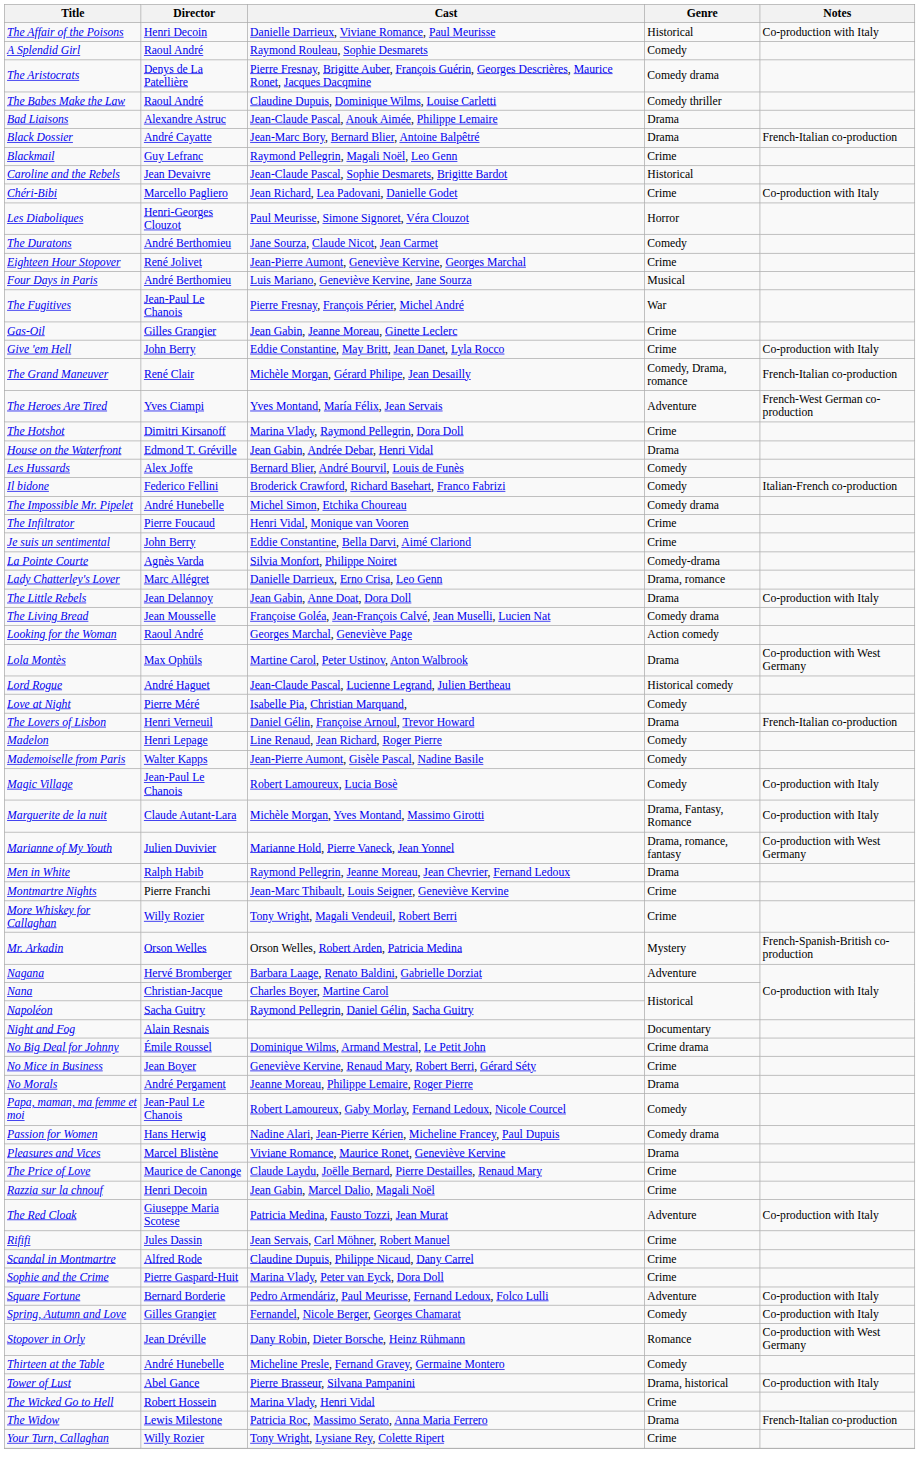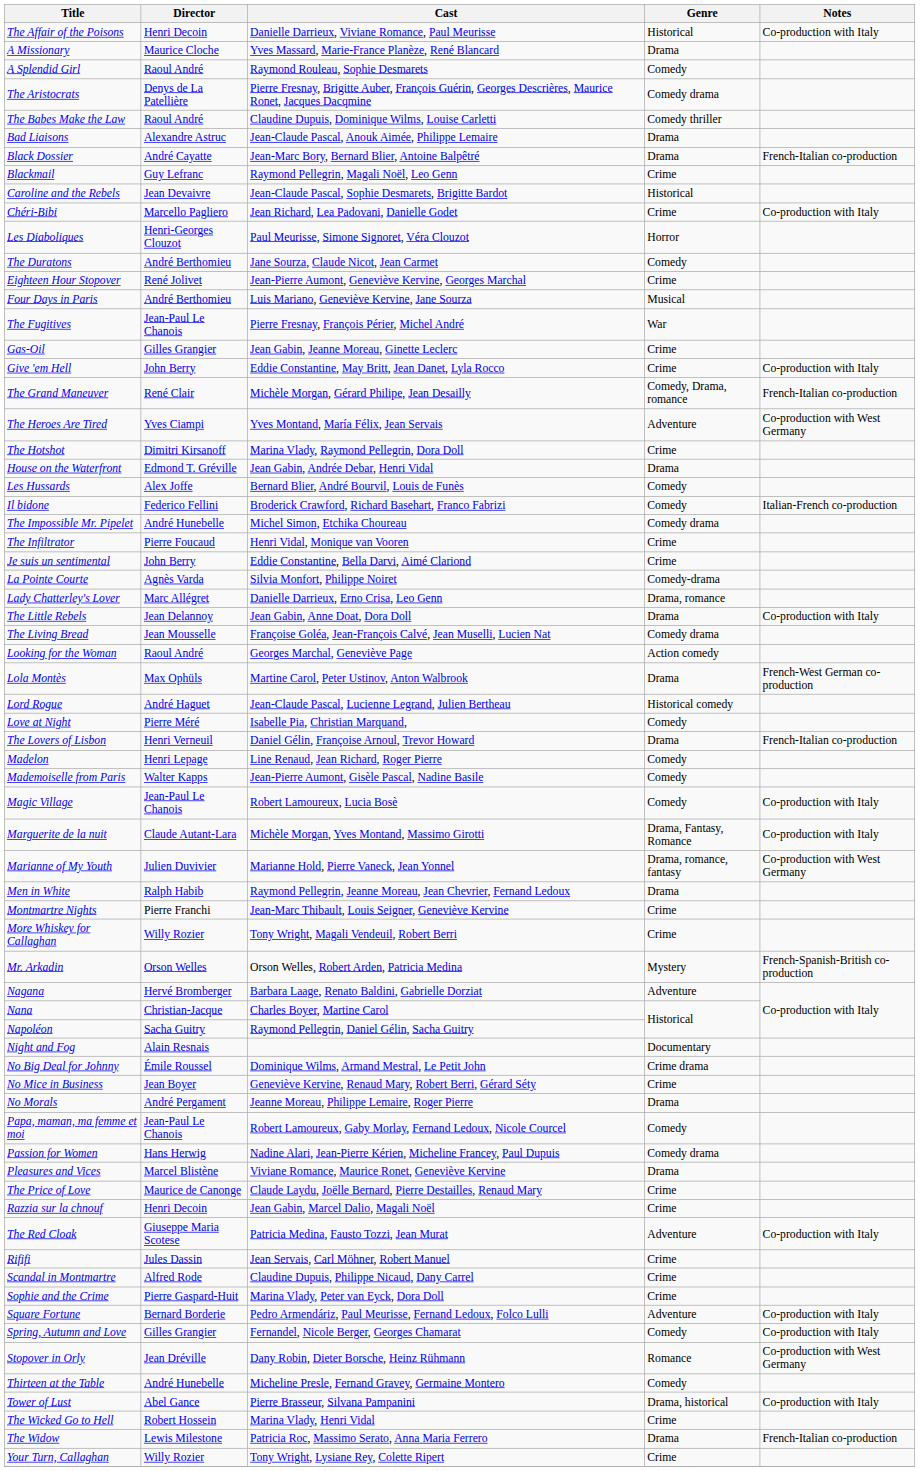+ row: (38, 50)
(821, 406) French-West German co-production -> (821, 424) Co-production with West Germany
(821, 660) Co-production with West Germany -> (821, 678) French-West German co-production
